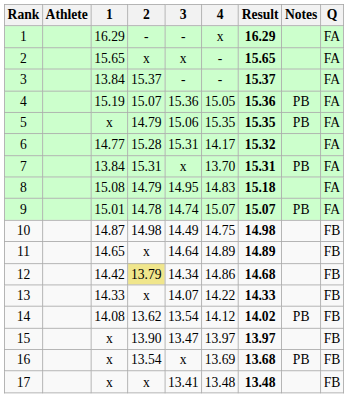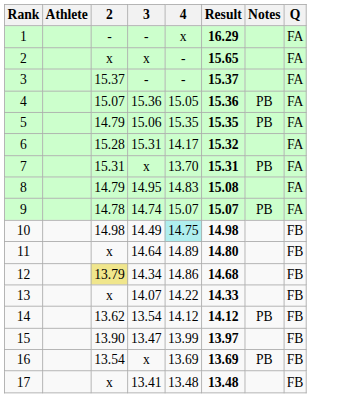- column: (109, 15)
(260, 187) 15.18 -> (223, 187) 15.08
(220, 230) no background -> (183, 230) paleturquoise background
(260, 252) 14.89 -> (223, 252) 14.80
(260, 317) 14.02 -> (223, 317) 14.12
(220, 338) 13.97 -> (183, 338) 13.99
(260, 360) 13.68 -> (223, 360) 13.69
